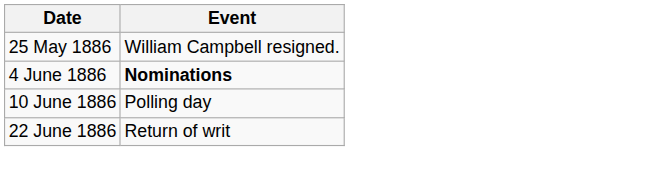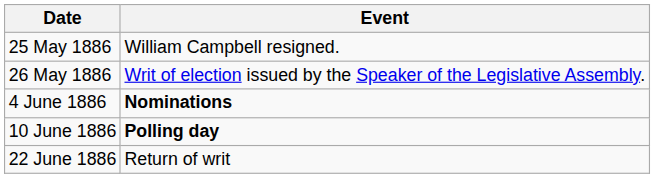+ row: (60, 74)
(168, 103) normal -> (172, 131) bold
